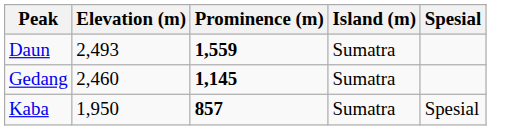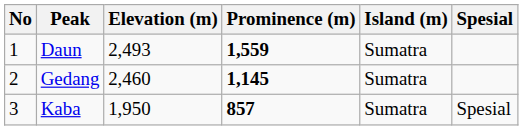+ column: (20, 19)
